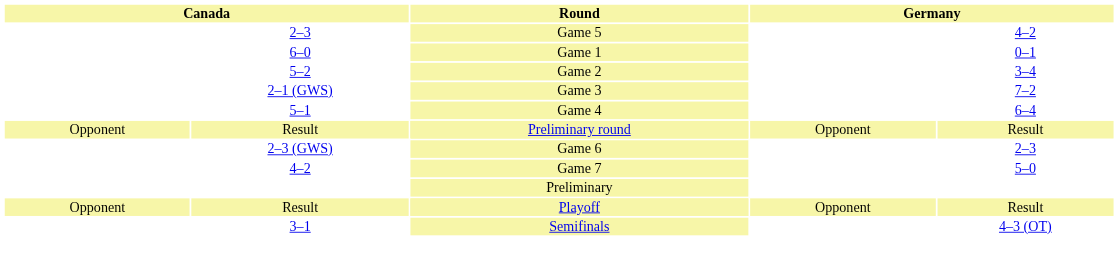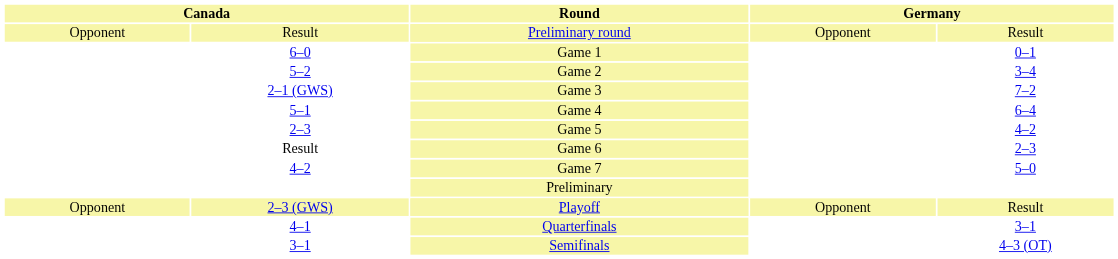rows swapped: (579, 129) <-> (579, 32)
(300, 149) 2–3 (GWS) -> (300, 149) Result
(300, 207) Result -> (300, 207) 2–3 (GWS)
+ row: (579, 226)
